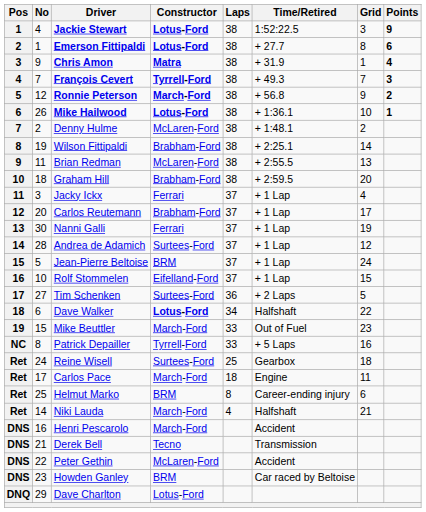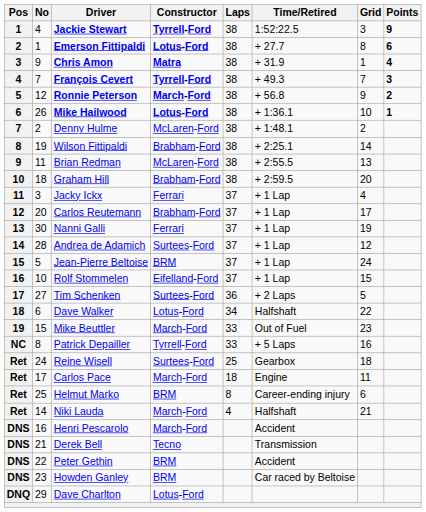(181, 29) Lotus-Ford -> (182, 29) Tyrrell-Ford
(181, 312) bold -> (178, 312) normal
(186, 461) McLaren-Ford -> (165, 461) BRM
